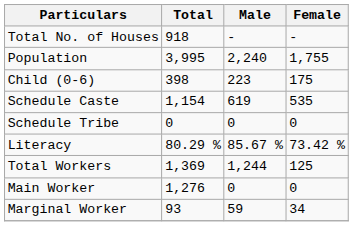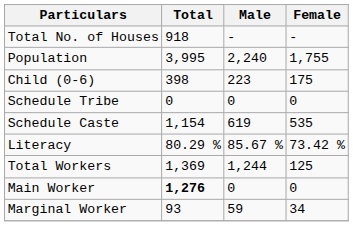rows swapped: (63, 102) <-> (63, 123)
(185, 188) normal -> (185, 188) bold
